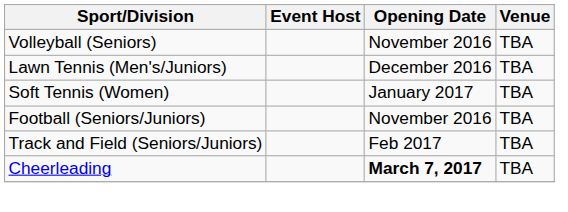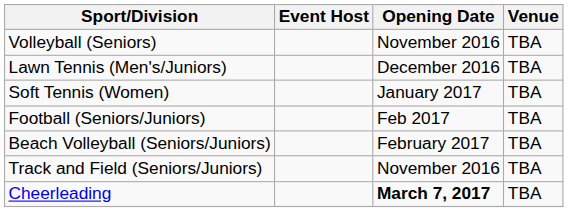(430, 118) November 2016 -> (413, 118) Feb 2017
+ row: (140, 143)
(405, 143) Feb 2017 -> (438, 168) November 2016
